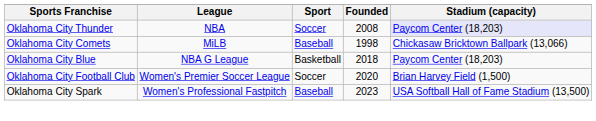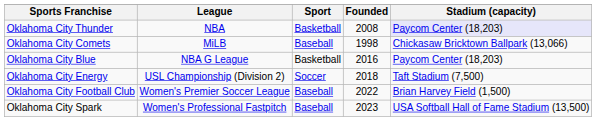(310, 28) Soccer -> (318, 28) Basketball
(367, 60) 2018 -> (367, 60) 2016
+ row: (57, 76)
(310, 76) Soccer -> (314, 92) Baseball
(367, 76) 2020 -> (367, 92) 2022
